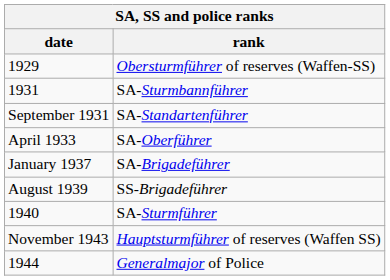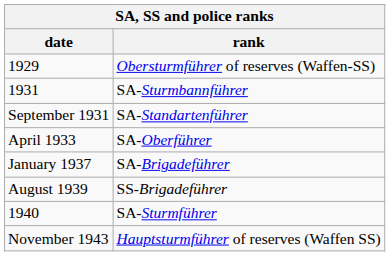- row: (24, 262)
